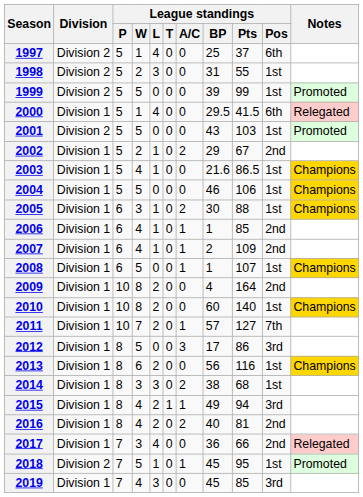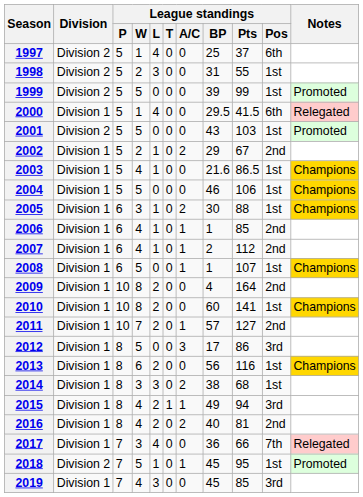(246, 248) 109 -> (245, 248) 112
(246, 307) 140 -> (246, 307) 141
(274, 326) 7th -> (275, 326) 2nd
(275, 444) 2nd -> (274, 444) 7th
